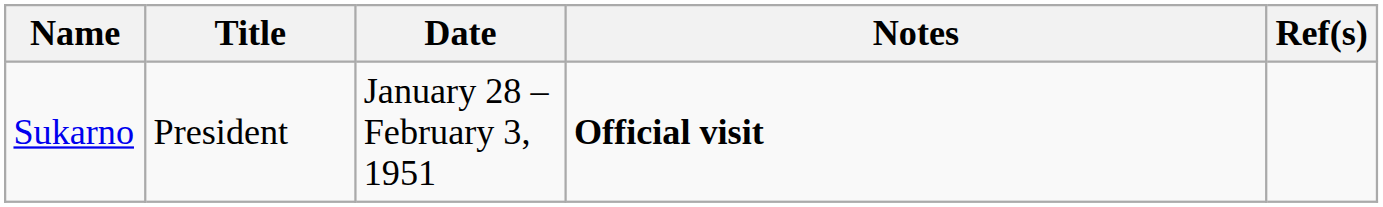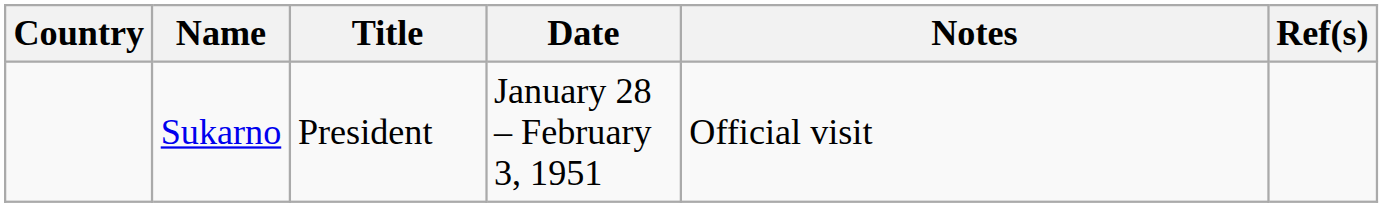+ column: (79, 33)
(669, 131) bold -> (781, 131) normal
